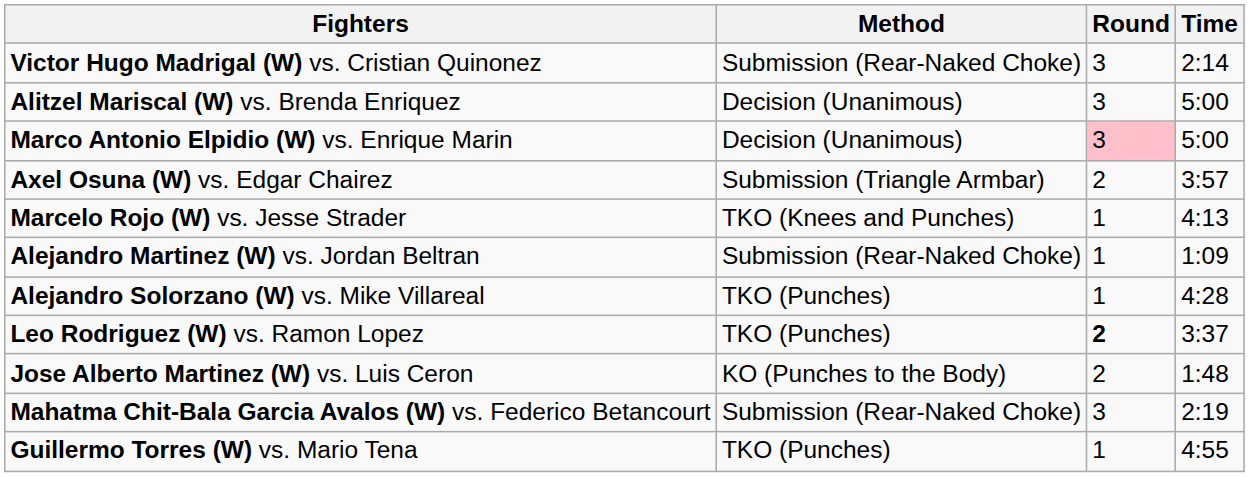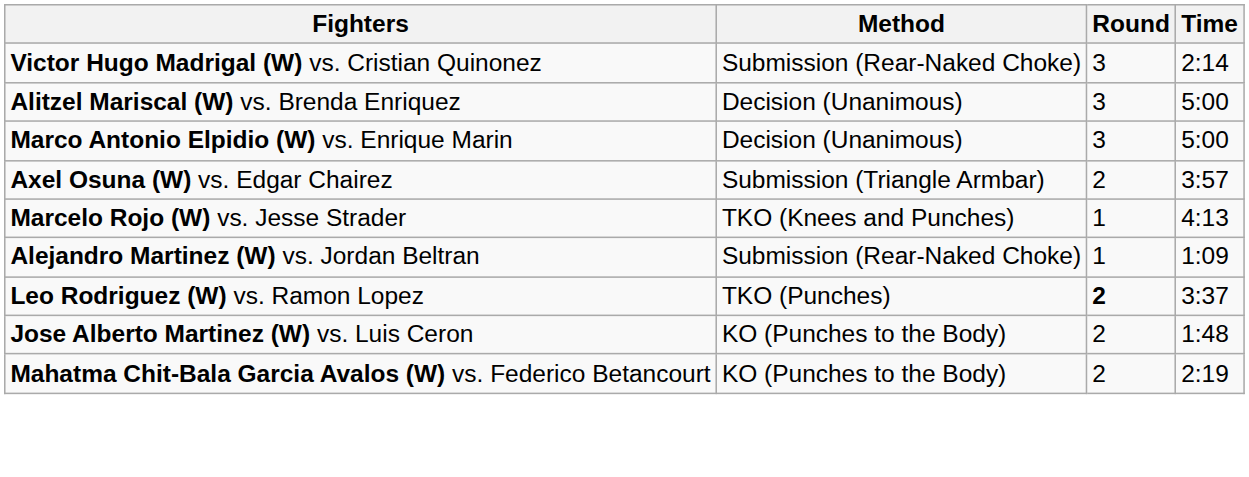(1099, 140) pink background -> (1099, 140) no background
- row: (248, 295)
(901, 412) Submission (Rear-Naked Choke) -> (864, 373) KO (Punches to the Body)
(1099, 412) 3 -> (1099, 373) 2
- row: (214, 450)
